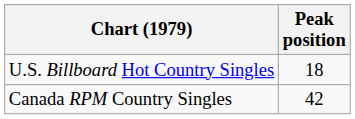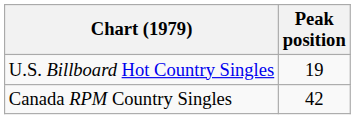(314, 69) 18 -> (314, 69) 19
